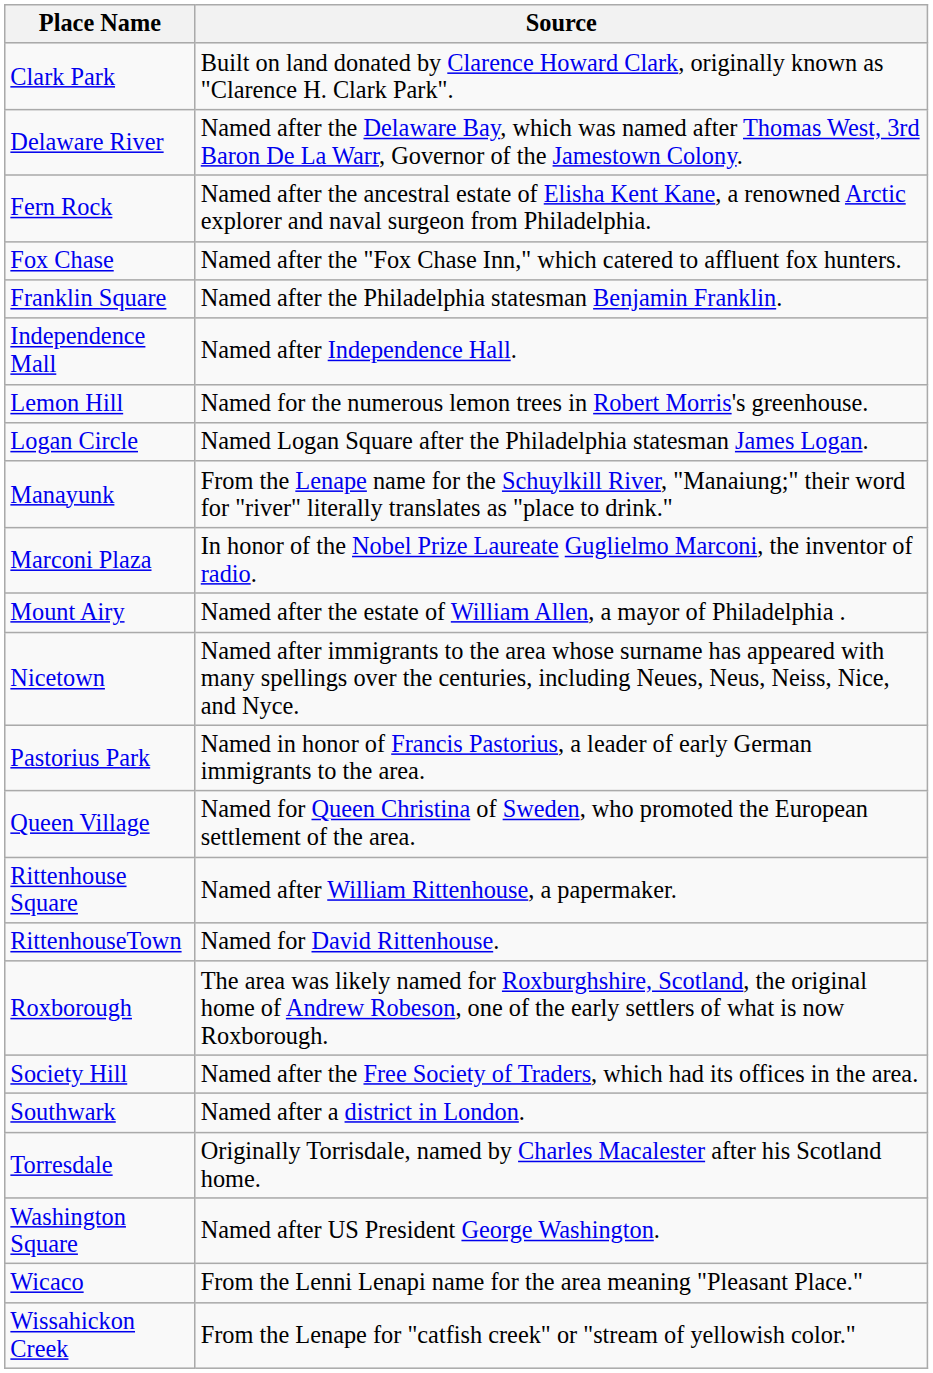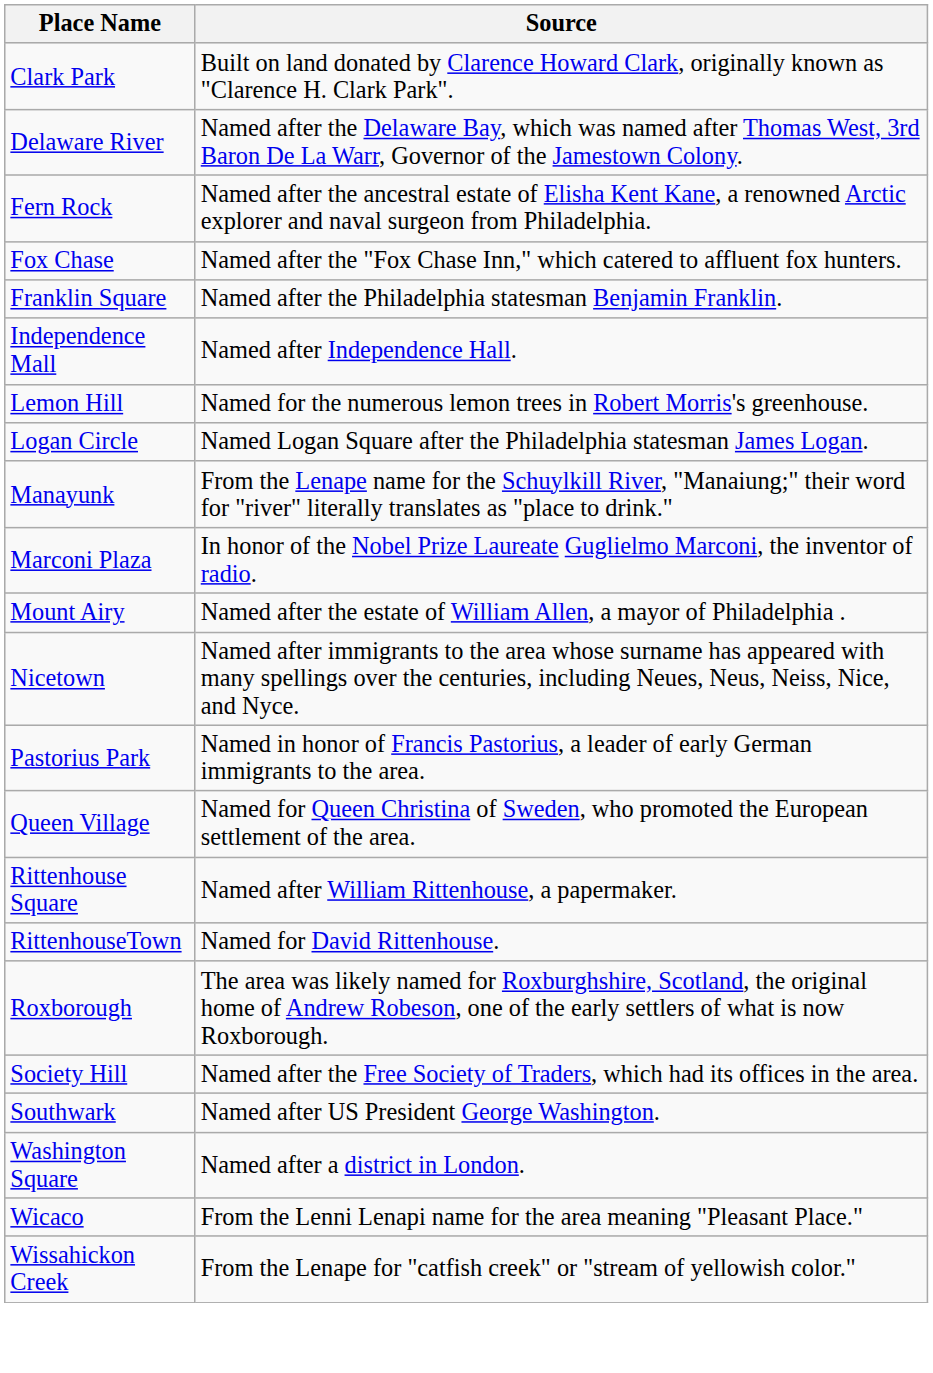(363, 1112) Named after a district in London. -> (430, 1112) Named after US President George Washington.
- row: (62, 1164)
(430, 1230) Named after US President George Washington. -> (363, 1164) Named after a district in London.
